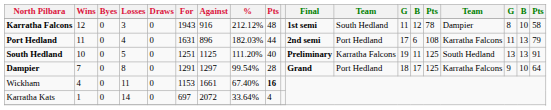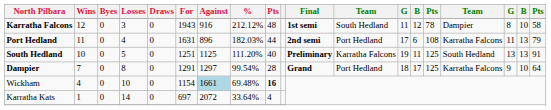(125, 83) 11 -> (126, 83) 10
(186, 83) 1153 -> (186, 83) 1154
(208, 83) no background -> (208, 83) lightblue background
(245, 83) 67.40% -> (245, 83) 69.48%
